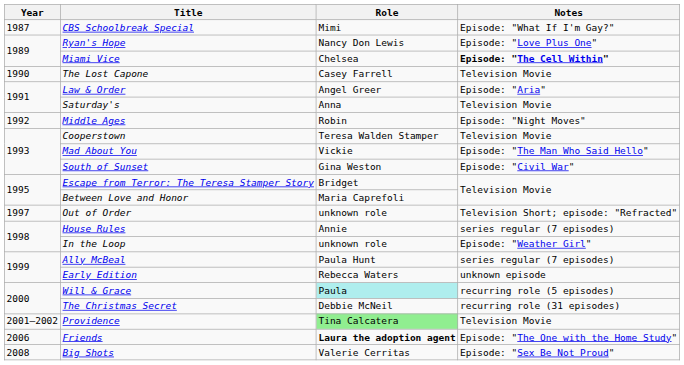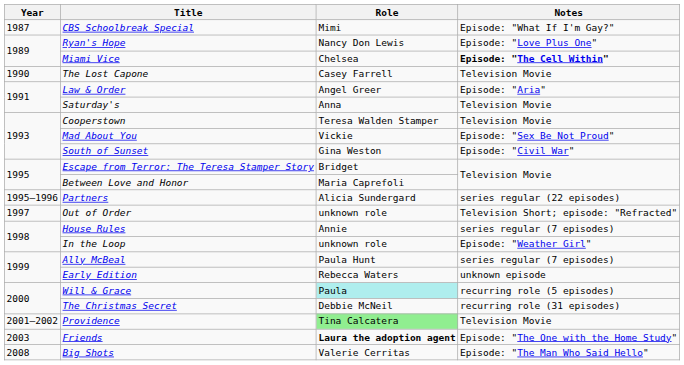- row: (94, 120)
(554, 151) Episode: "The Man Who Said Hello" -> (537, 136) Episode: "Sex Be Not Proud"
+ row: (85, 198)
(18, 337) 2006 -> (18, 337) 2003
(537, 352) Episode: "Sex Be Not Proud" -> (554, 352) Episode: "The Man Who Said Hello"
